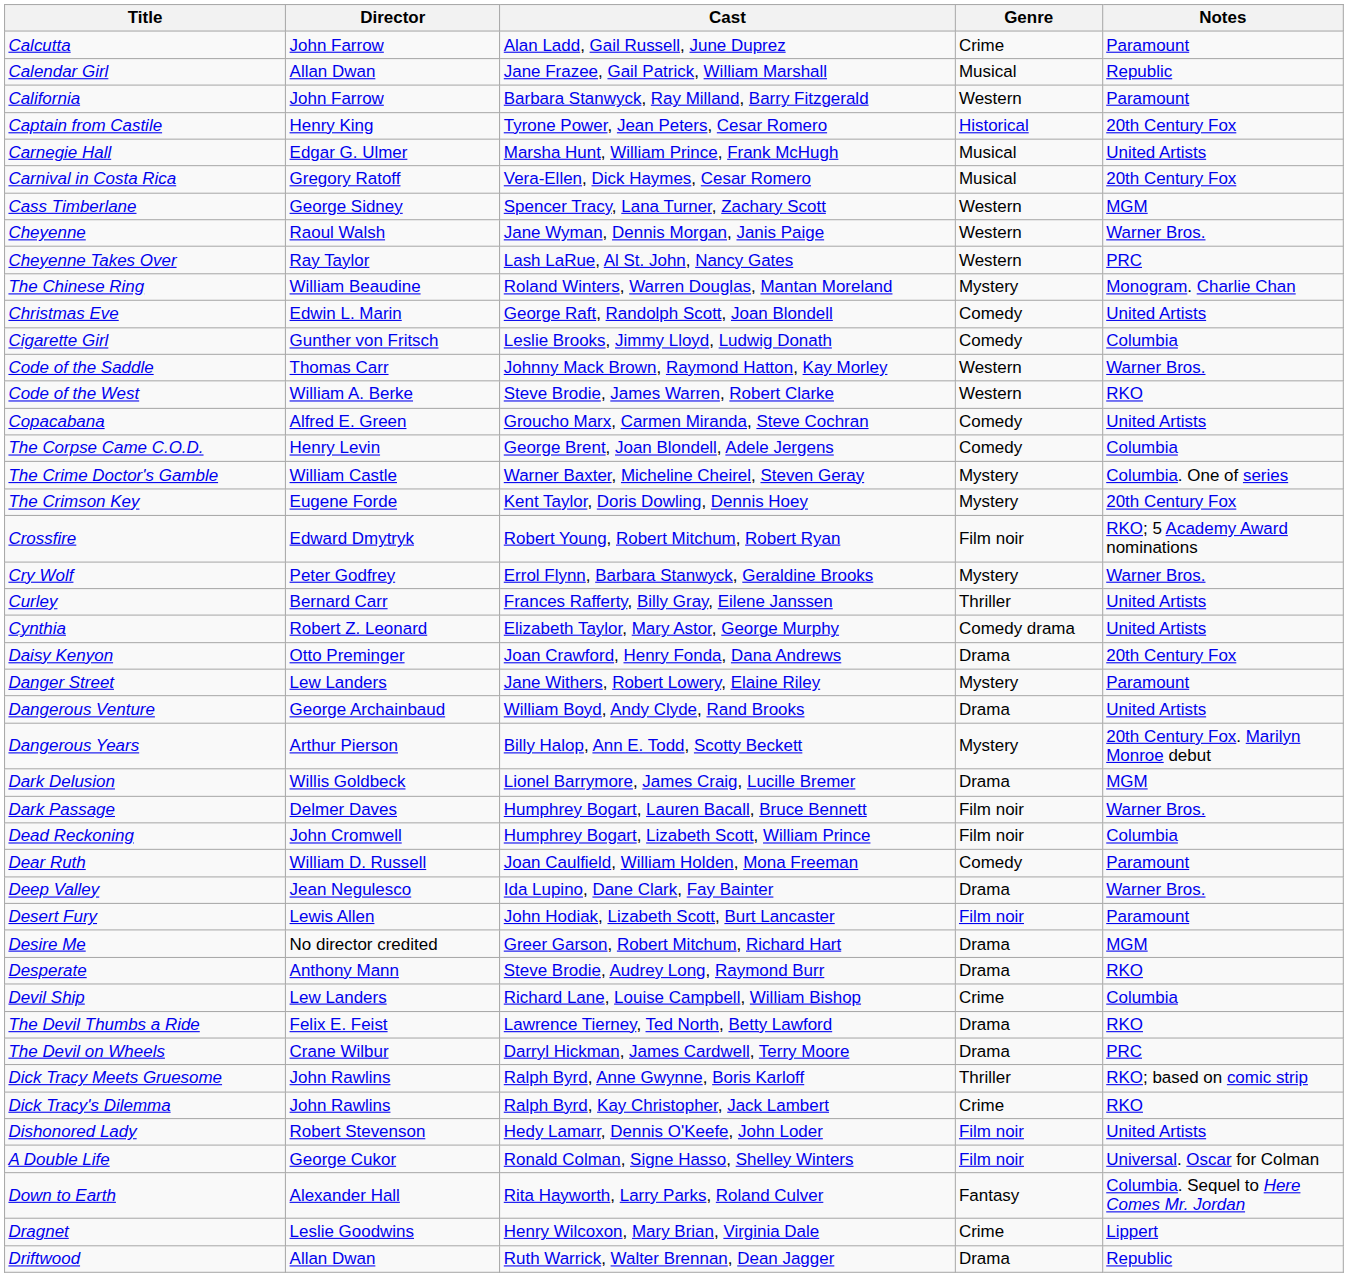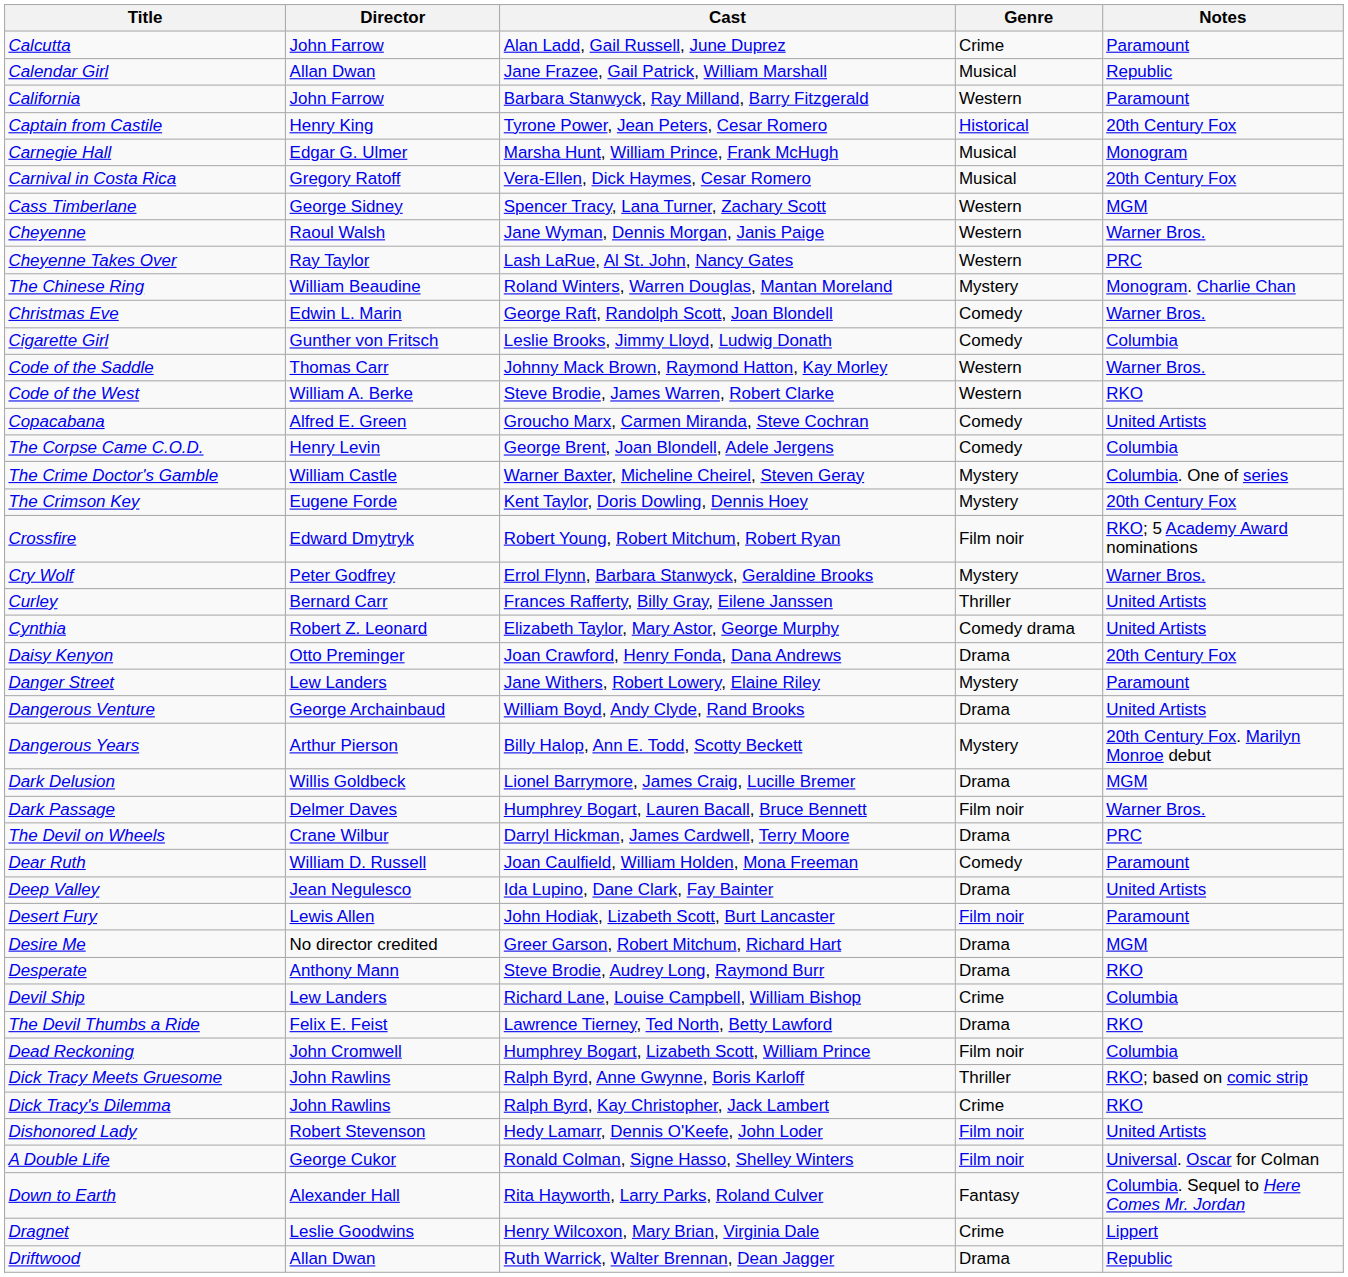(1156, 152) United Artists -> (1147, 152) Monogram
(1156, 313) United Artists -> (1156, 313) Warner Bros.
rows swapped: (71, 836) <-> (87, 1051)
(1156, 889) Warner Bros. -> (1156, 889) United Artists
